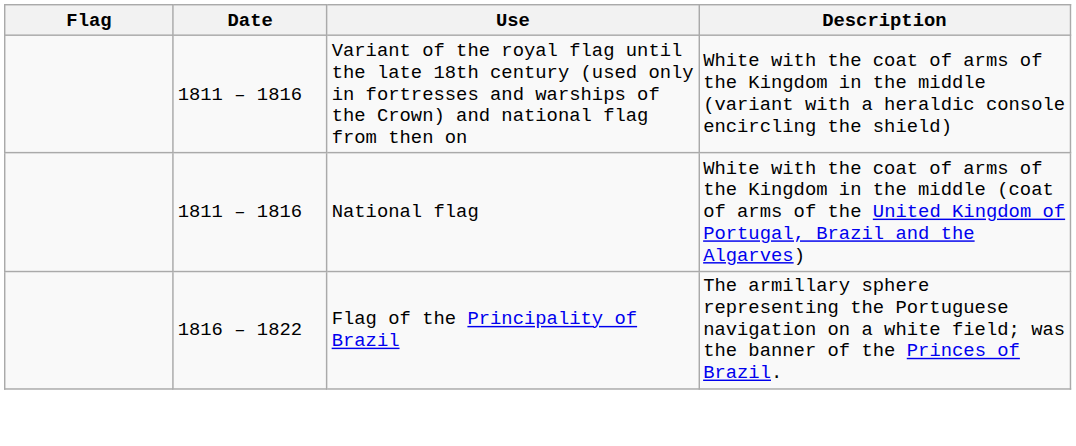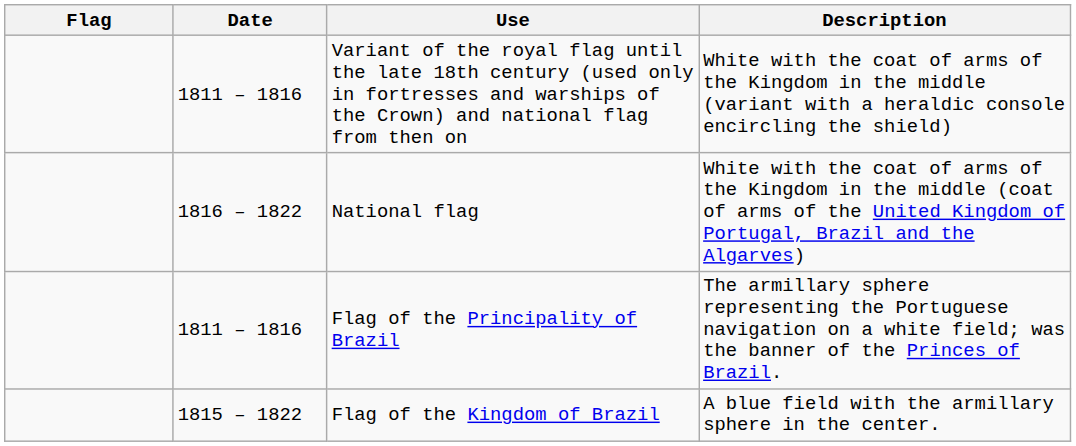(240, 212) 1811 – 1816 -> (240, 212) 1816 – 1822
(240, 330) 1816 – 1822 -> (240, 330) 1811 – 1816
+ row: (496, 415)
